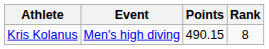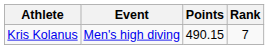(245, 35) 8 -> (245, 35) 7
